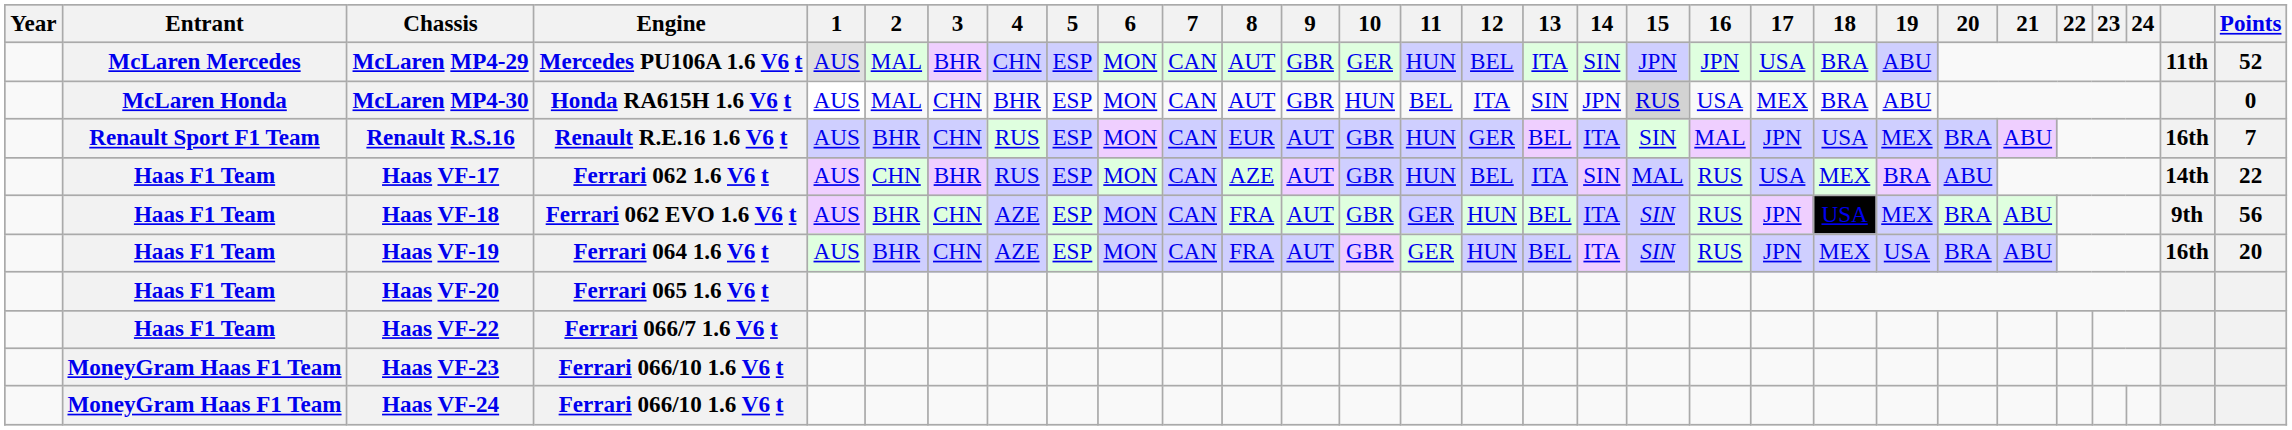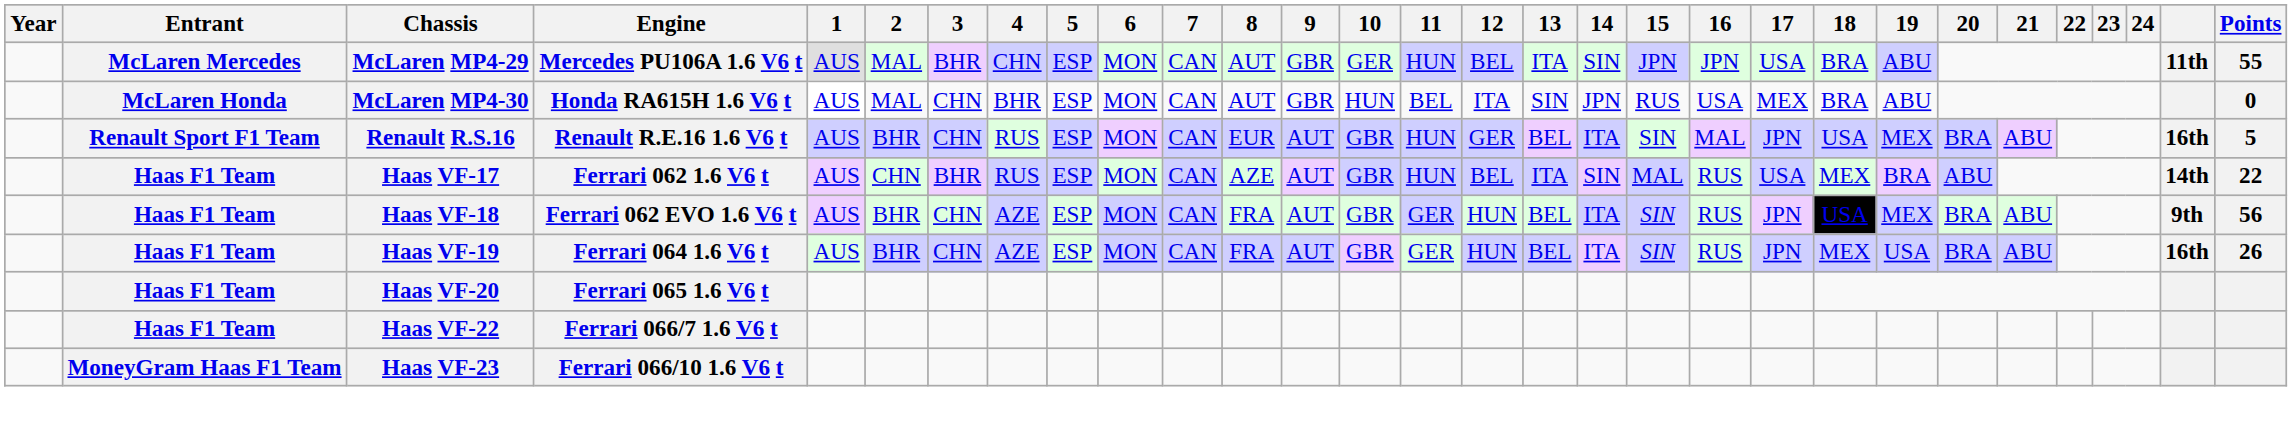(2251, 61) 52 -> (2251, 61) 55
(1658, 99) lightgrey background -> (1658, 99) no background
(2251, 137) 7 -> (2251, 137) 5
(2251, 252) 20 -> (2251, 252) 26
- row: (441, 404)
